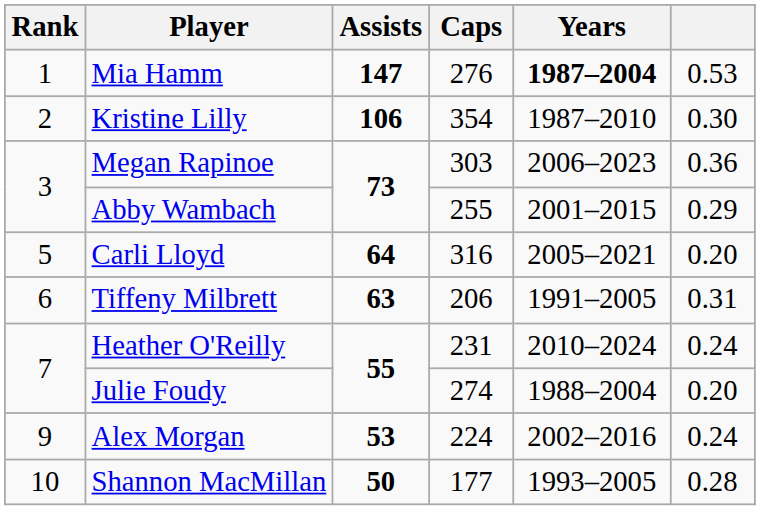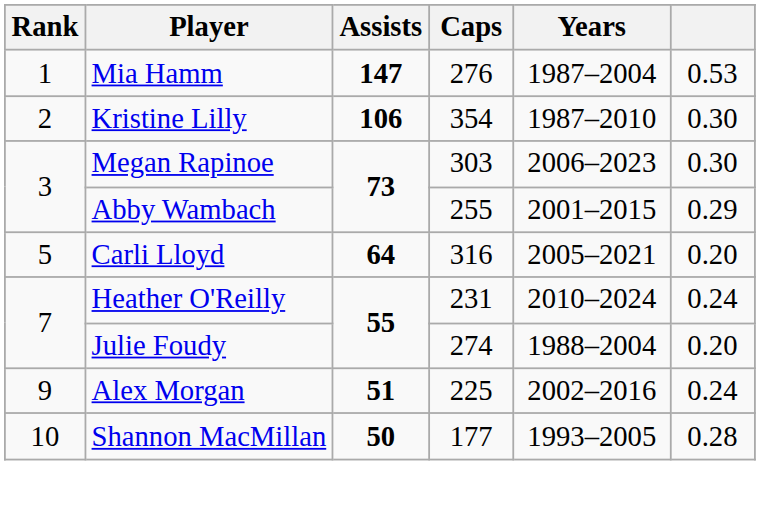(592, 72) bold -> (592, 72) normal
(712, 163) 0.36 -> (712, 163) 0.30
- row: (184, 299)
(381, 436) 53 -> (381, 390) 51
(471, 436) 224 -> (471, 390) 225
